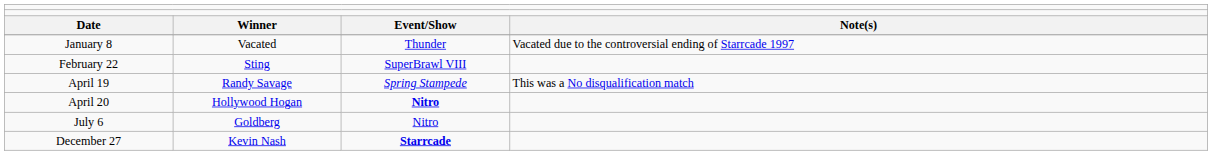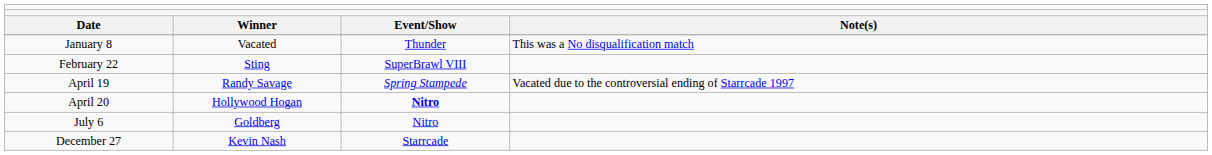(653, 44) Vacated due to the controversial ending of Starrcade 1997 -> (603, 44) This was a No disqualification match
(603, 83) This was a No disqualification match -> (653, 83) Vacated due to the controversial ending of Starrcade 1997
(425, 141) bold -> (425, 141) normal
